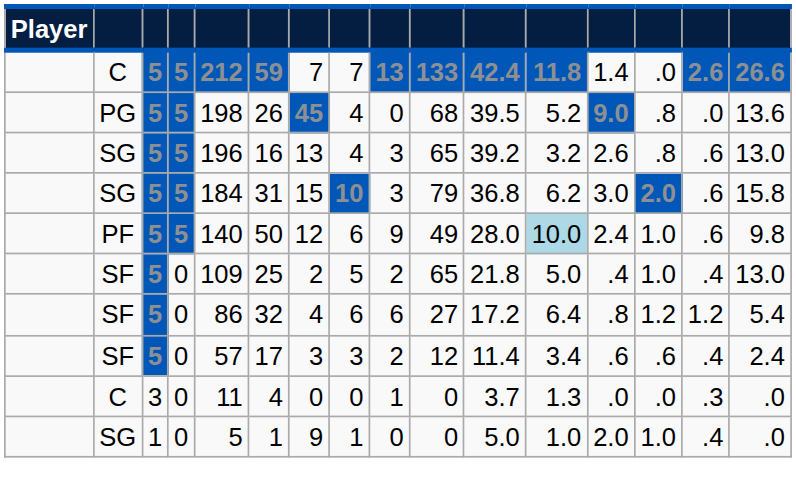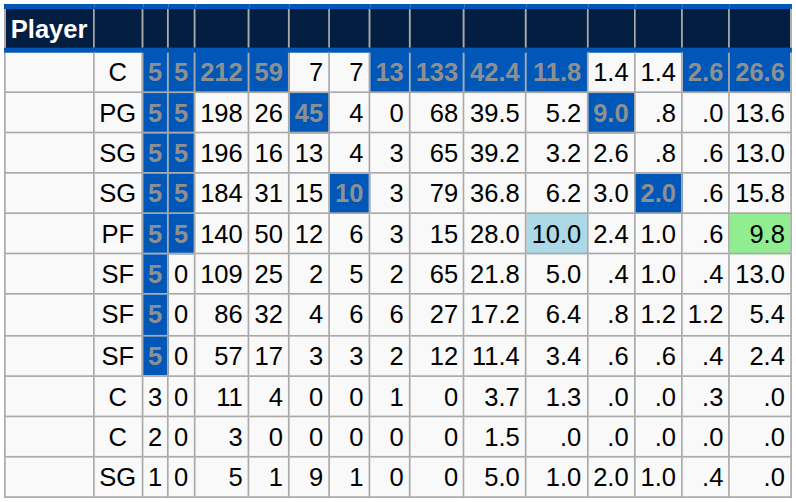(665, 72) .0 -> (658, 72) 1.4
(397, 234) 9 -> (397, 234) 3
(444, 234) 49 -> (444, 234) 15
(767, 234) no background -> (767, 234) lightgreen background
+ row: (118, 436)
